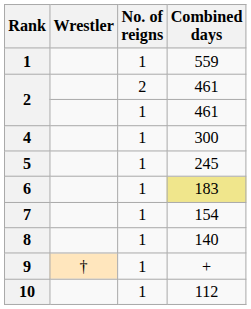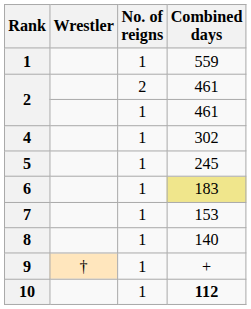(207, 138) 300 -> (207, 138) 302
(207, 214) 154 -> (207, 214) 153
(207, 291) normal -> (207, 291) bold
